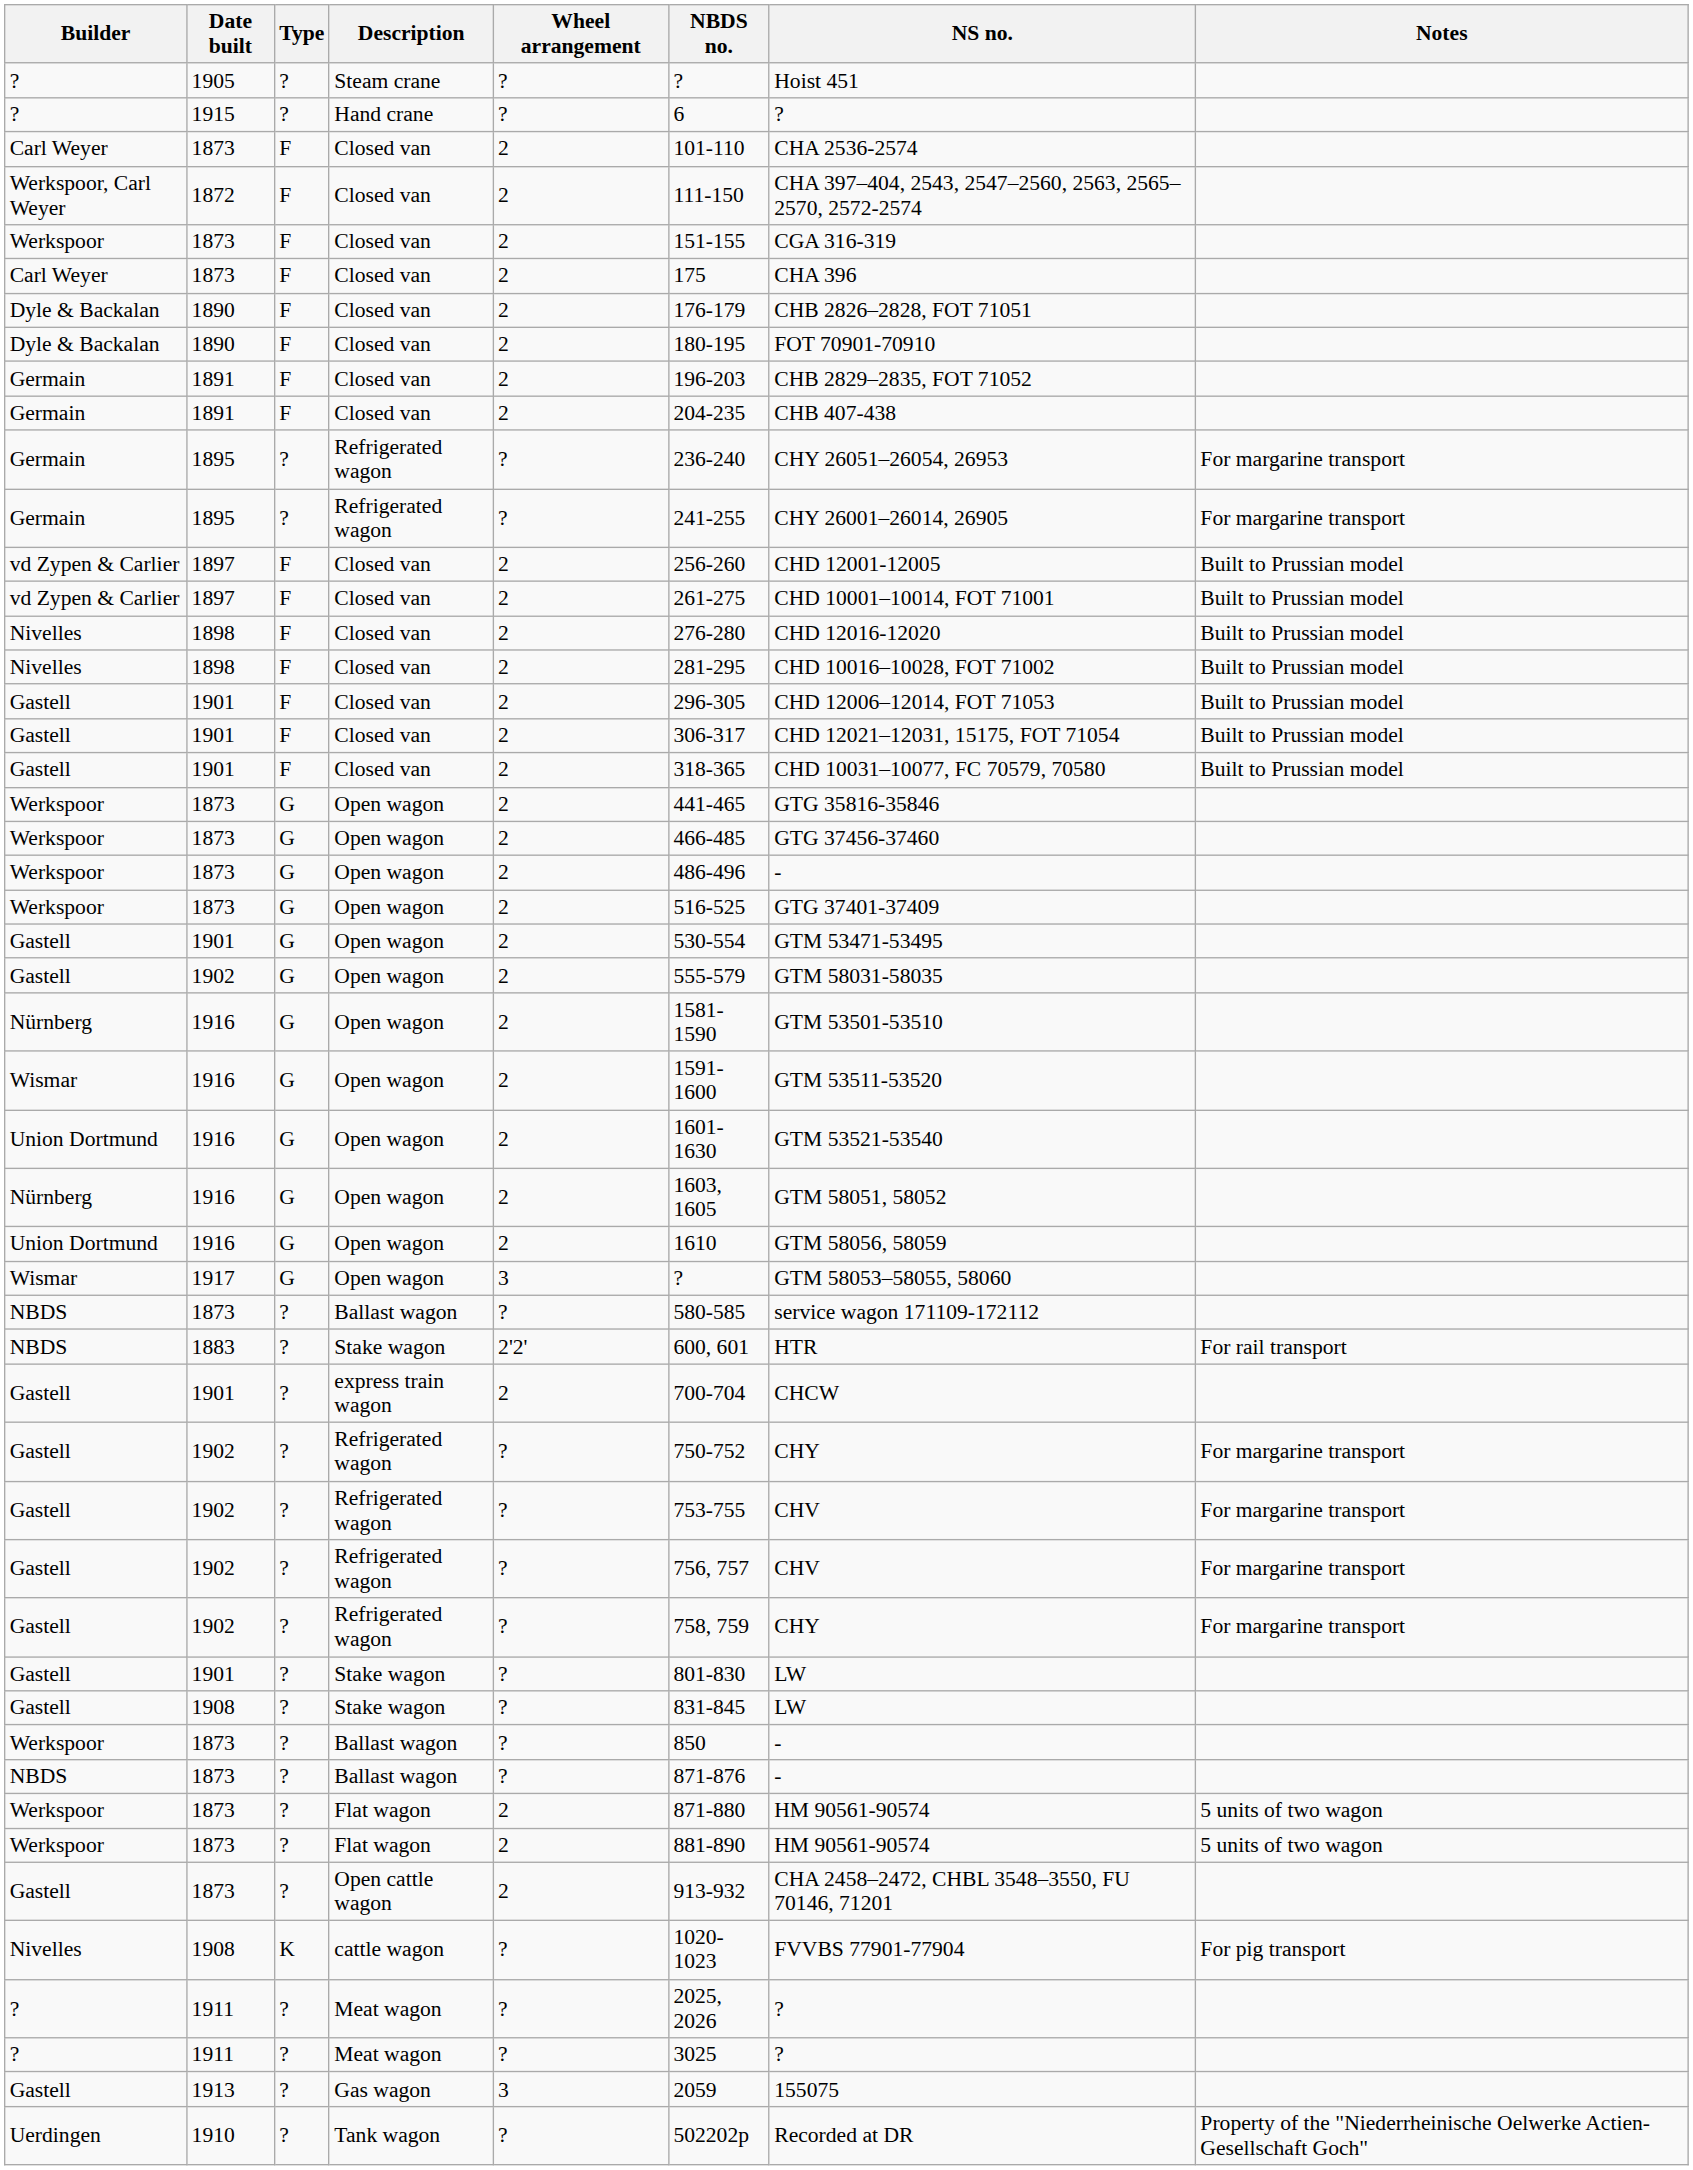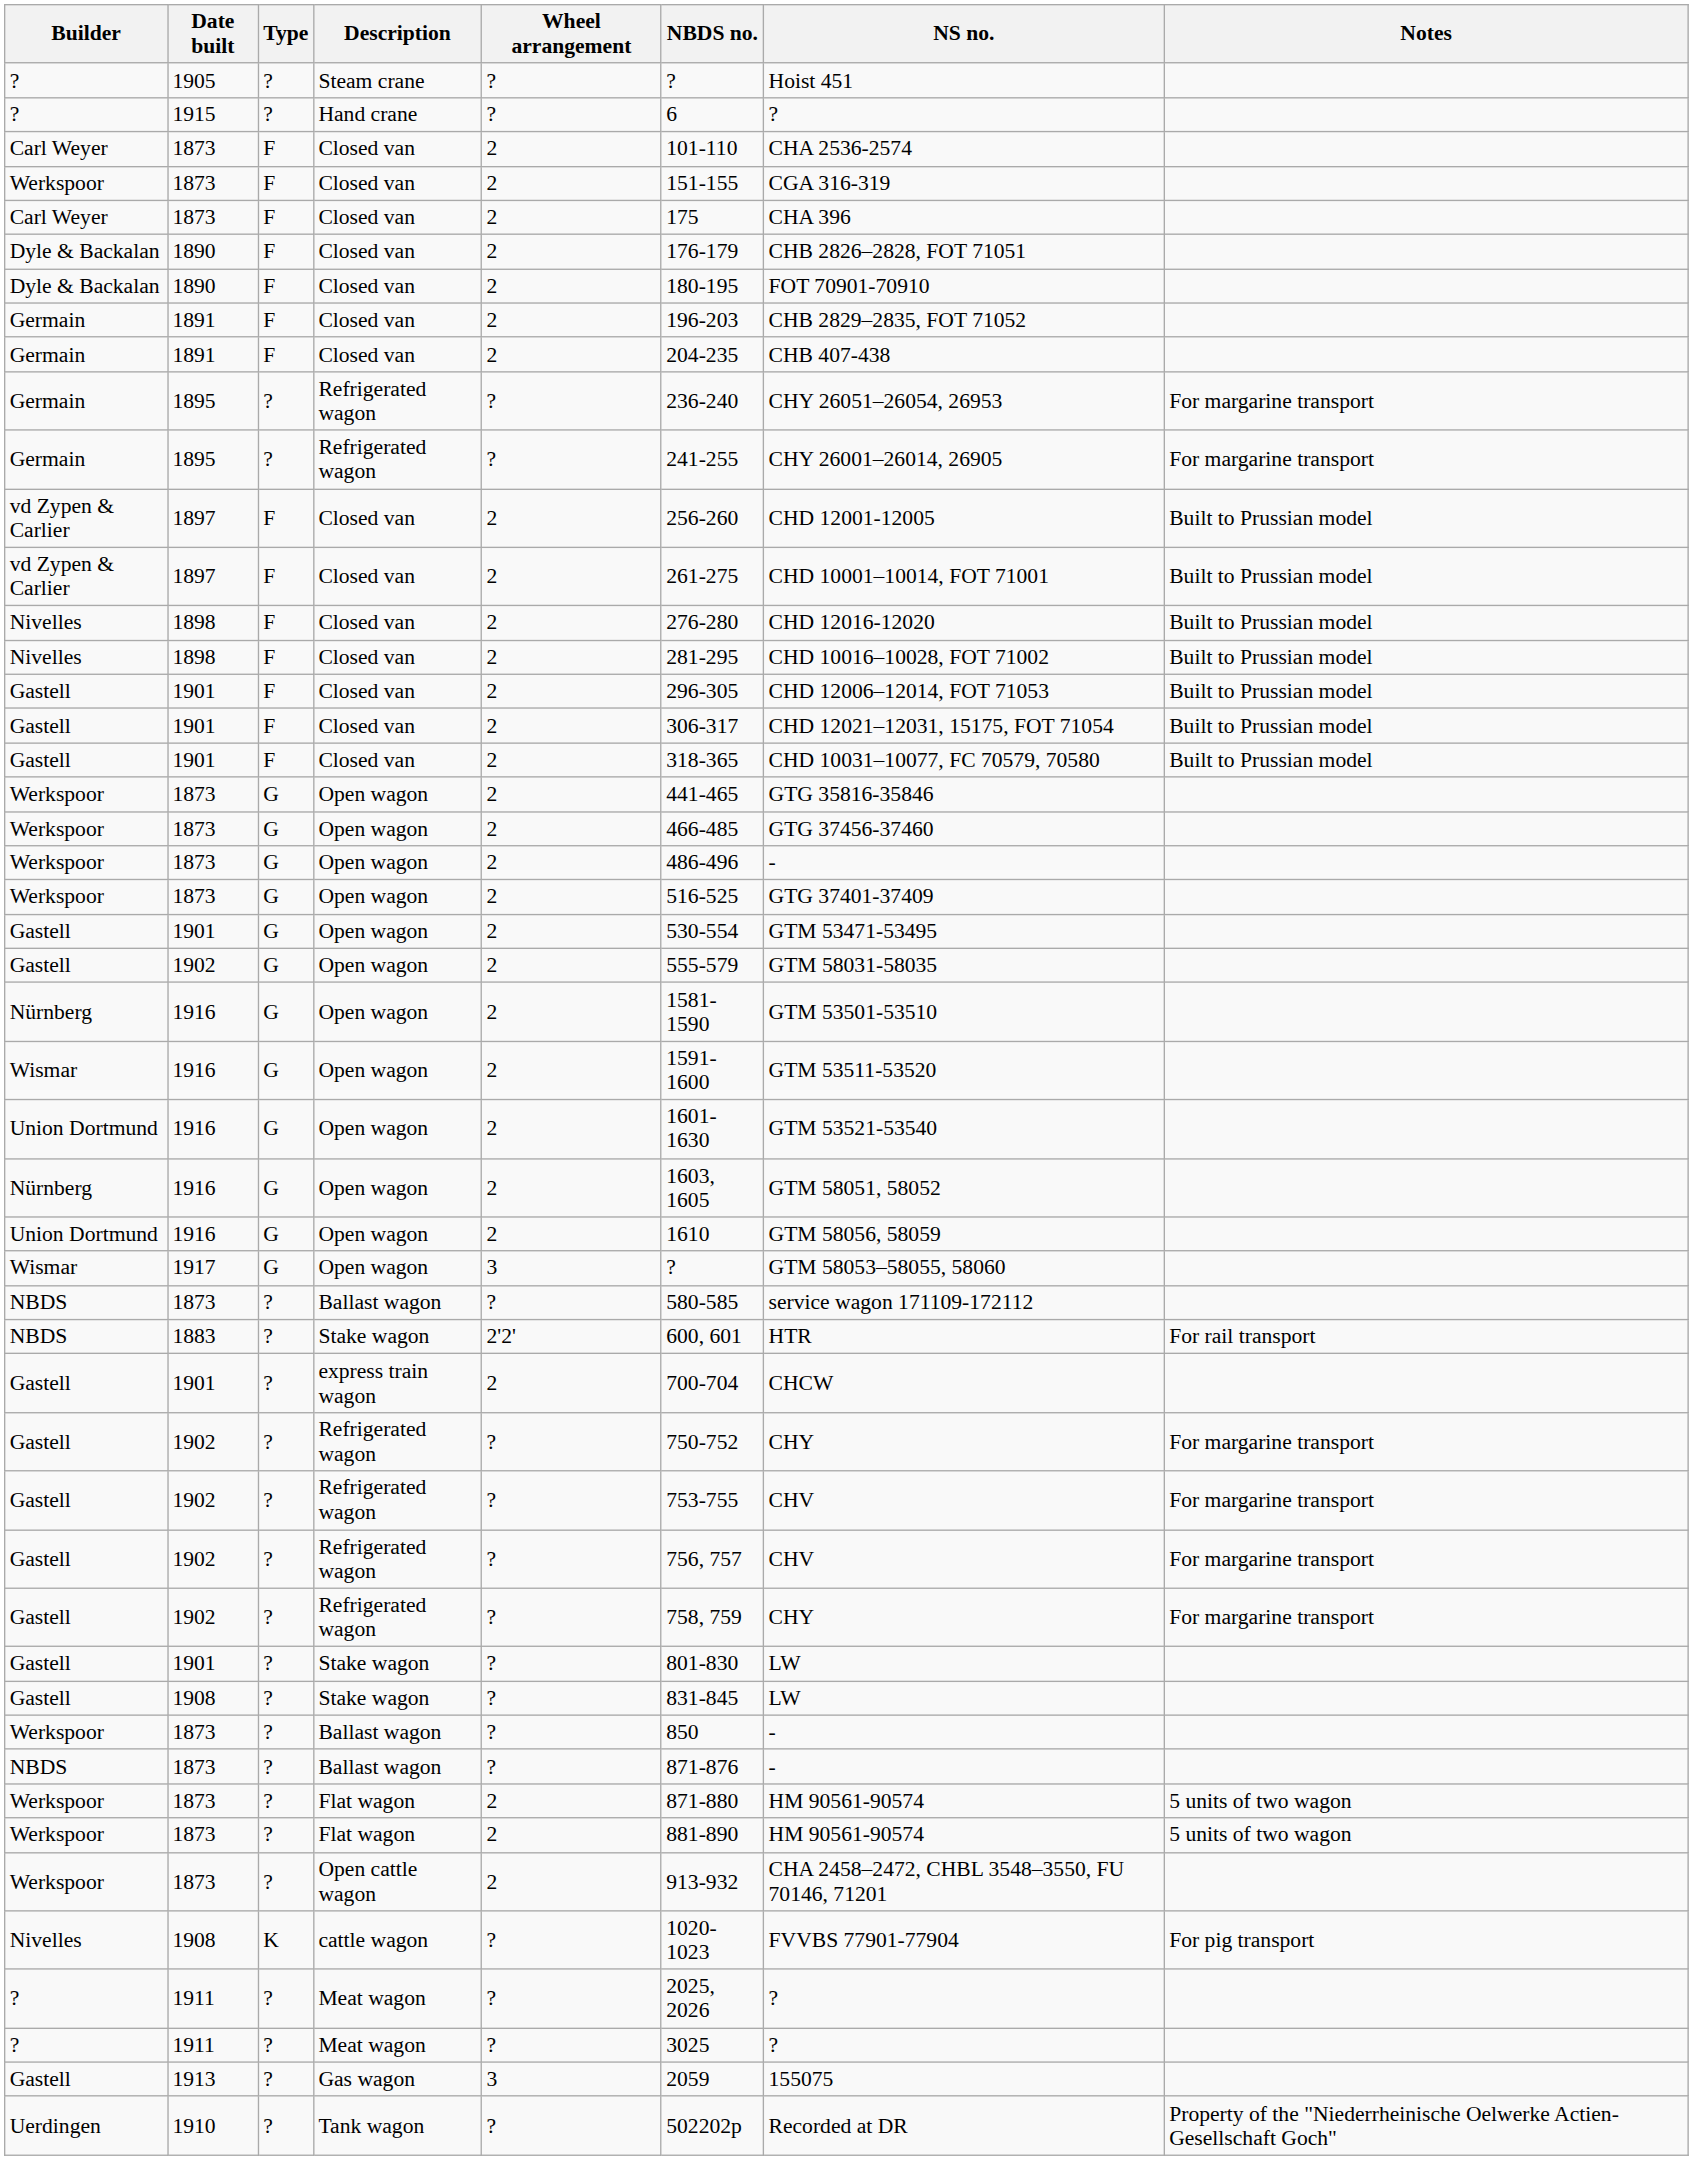- row: (213, 195)
(40, 1891) Gastell -> (57, 1881) Werkspoor
